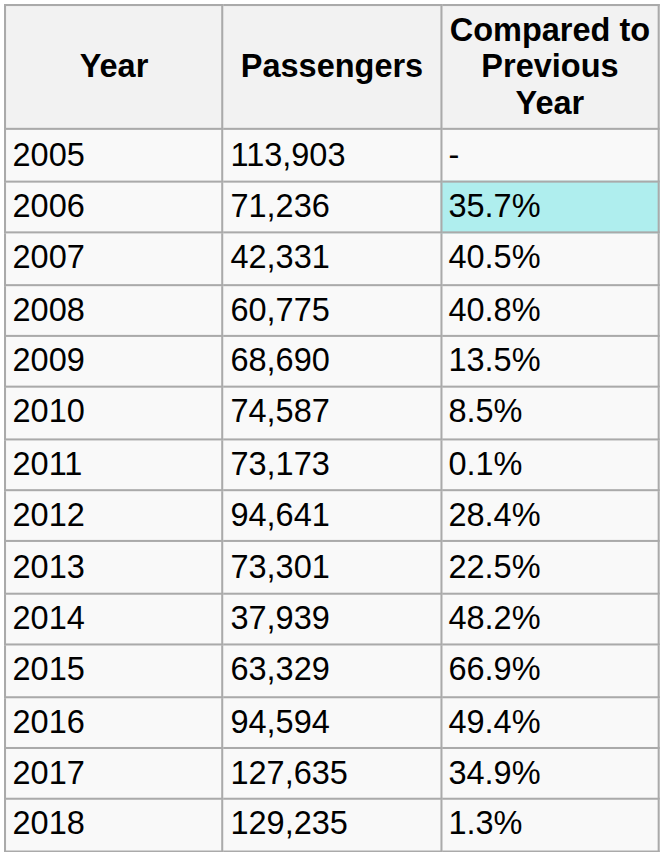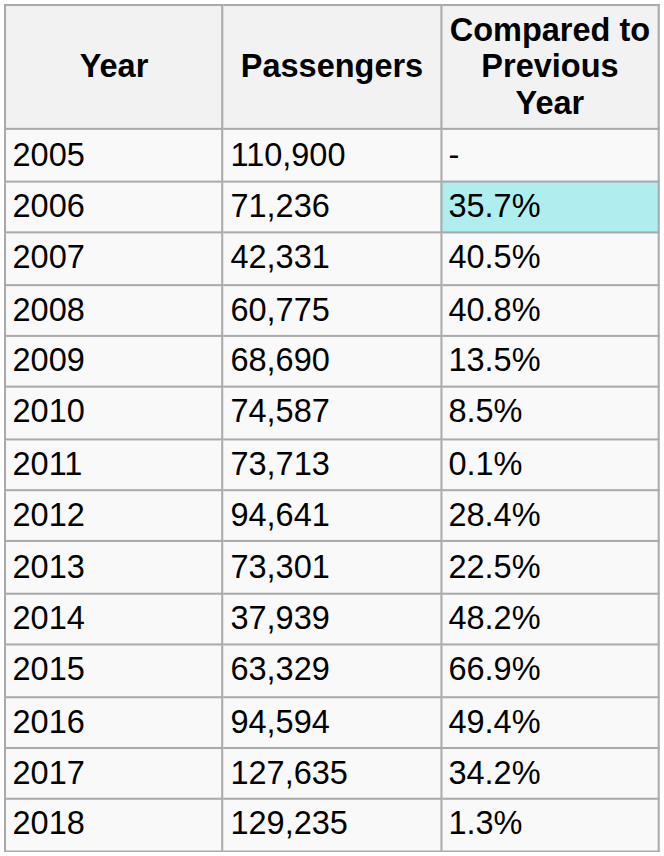(288, 154) 113,903 -> (288, 154) 110,900
(280, 463) 73,173 -> (280, 463) 73,713
(494, 772) 34.9% -> (494, 772) 34.2%
